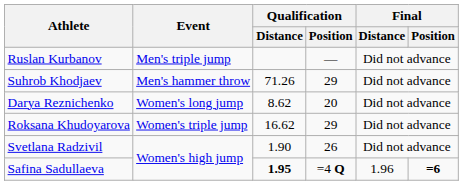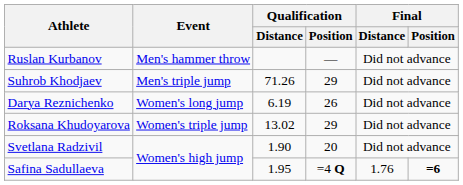(183, 58) Men's triple jump -> (193, 58) Men's hammer throw
(193, 81) Men's hammer throw -> (183, 81) Men's triple jump
(280, 103) 8.62 -> (280, 103) 6.19
(331, 103) 20 -> (331, 103) 26
(280, 125) 16.62 -> (280, 125) 13.02
(331, 147) 26 -> (331, 147) 20
(280, 169) bold -> (280, 169) normal
(382, 169) 1.96 -> (382, 169) 1.76
